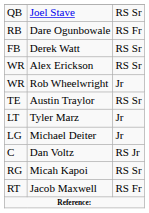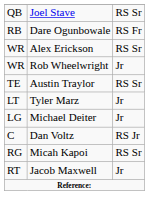- row: (55, 48)
(129, 188) RS Fr -> (119, 170) Jr
